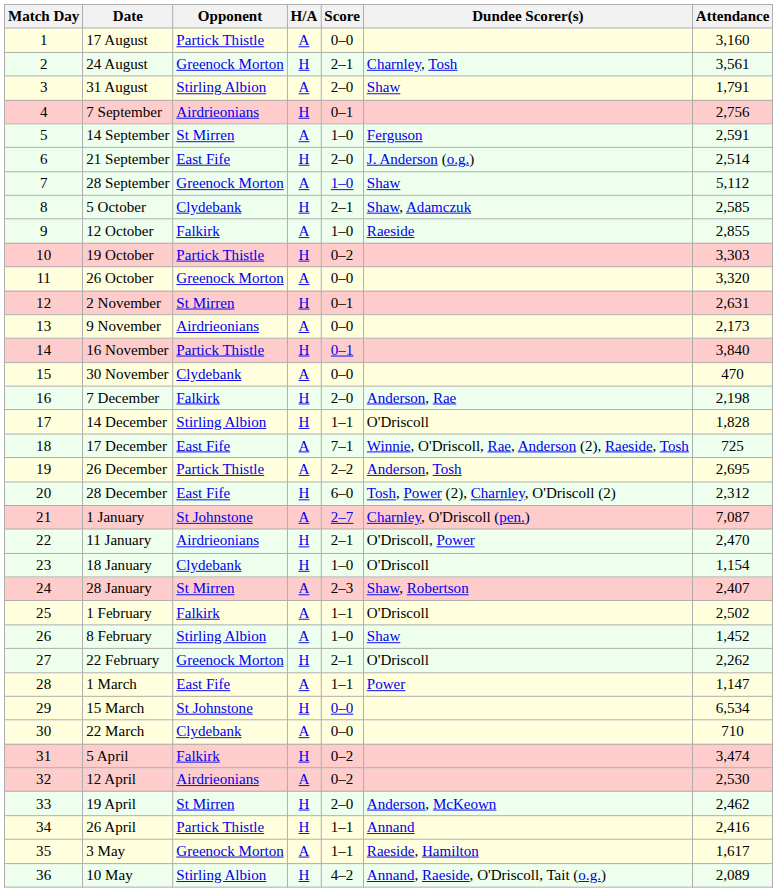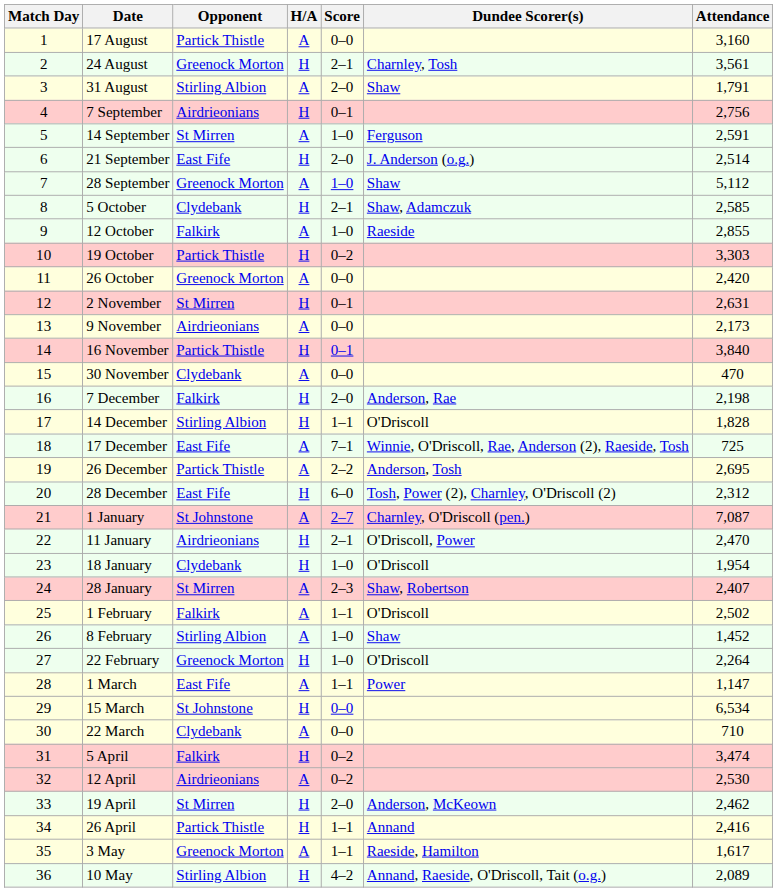(733, 278) 3,320 -> (733, 278) 2,420
(733, 565) 1,154 -> (733, 565) 1,954
(342, 660) 2–1 -> (342, 660) 1–0
(733, 660) 2,262 -> (733, 660) 2,264
